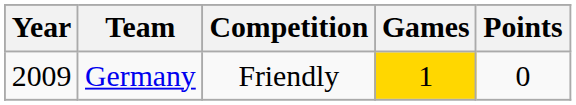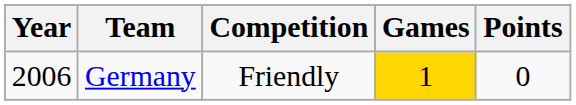(42, 75) 2009 -> (42, 75) 2006
